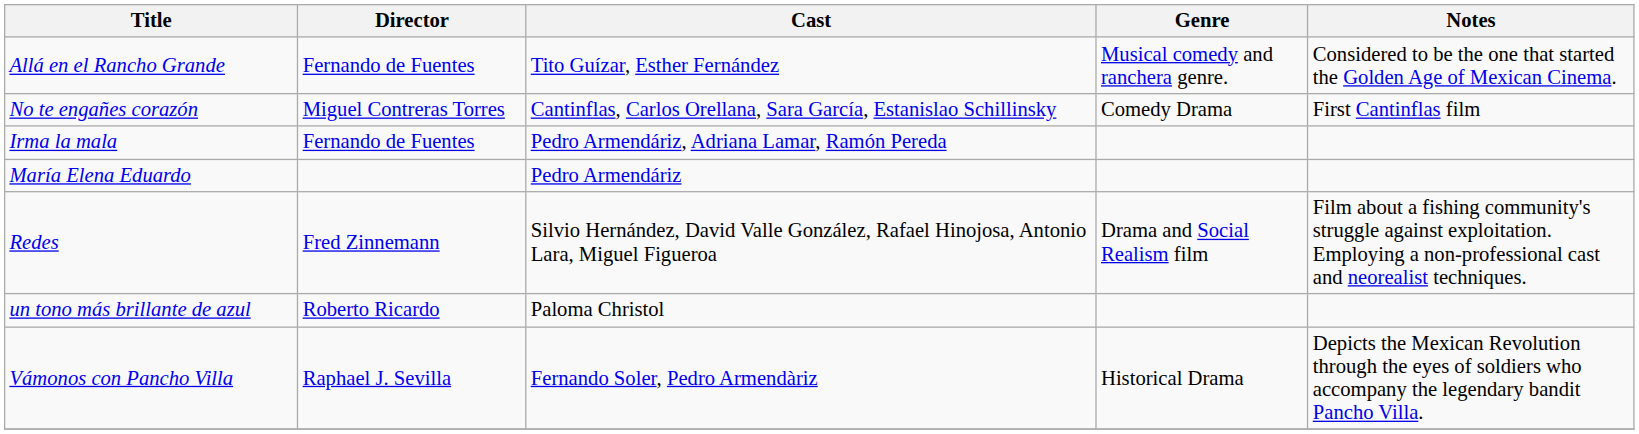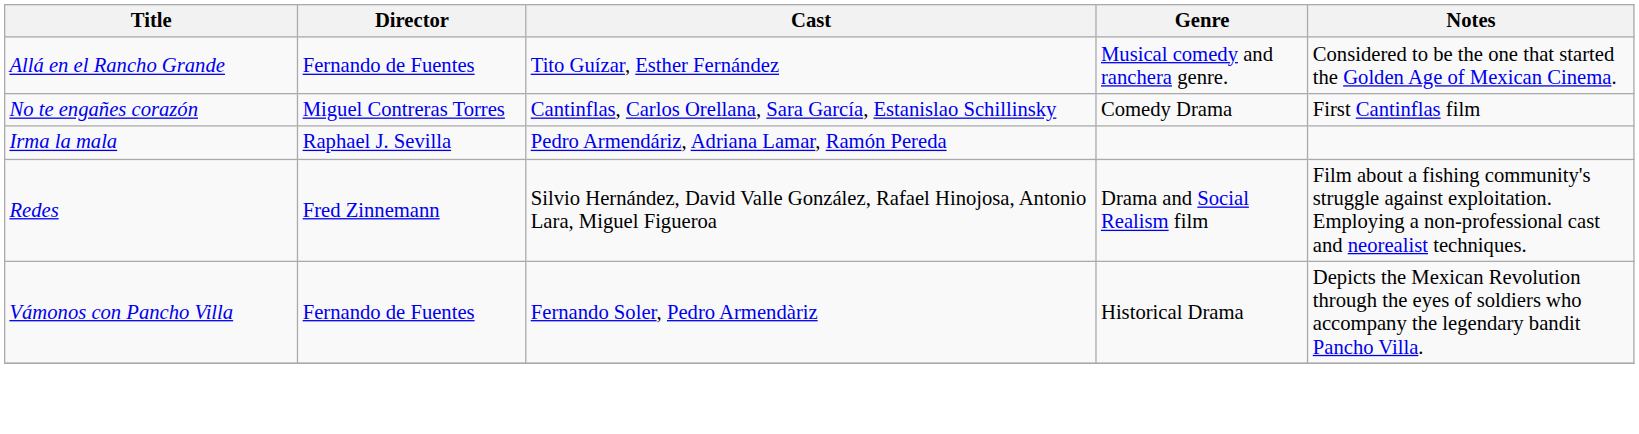(389, 142) Fernando de Fuentes -> (377, 142) Raphael J. Sevilla
- row: (100, 175)
- row: (130, 310)
(377, 377) Raphael J. Sevilla -> (389, 312) Fernando de Fuentes
